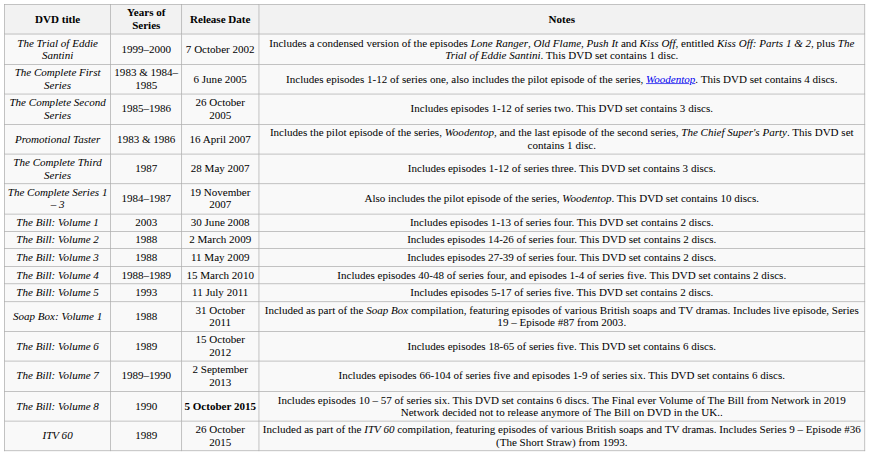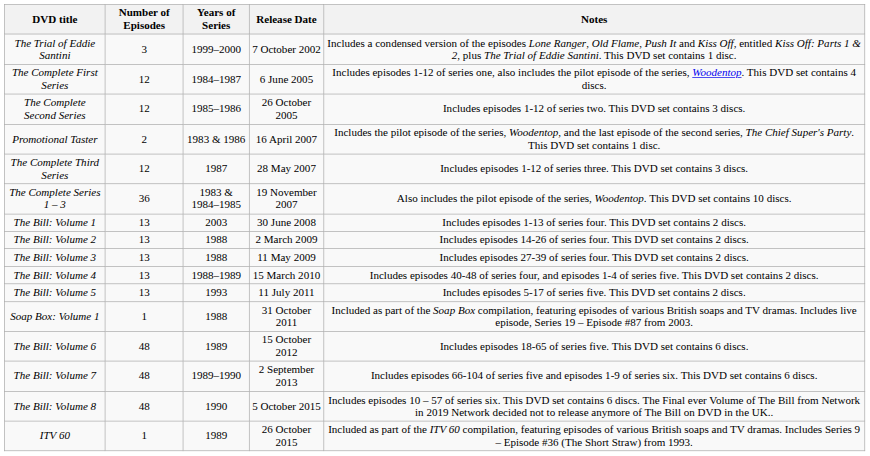+ column: (144, 19)
(146, 79) 1983 & 1984–1985 -> (216, 79) 1984–1987
(146, 199) 1984–1987 -> (216, 199) 1983 & 1984–1985
(220, 406) bold -> (286, 406) normal
